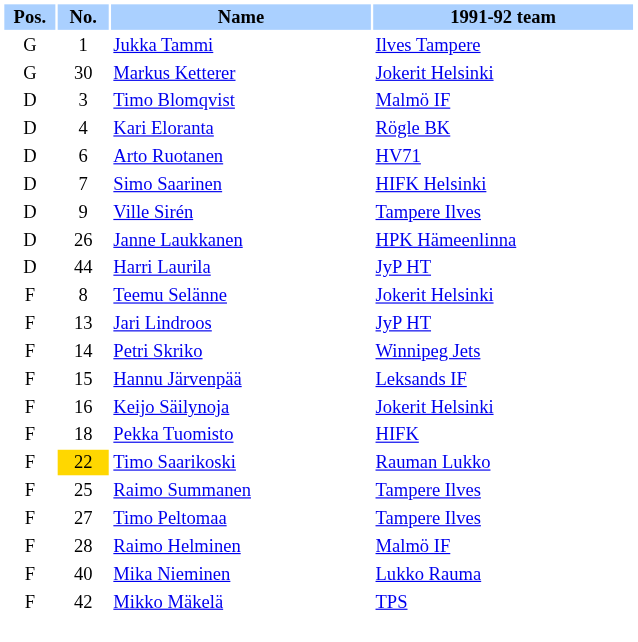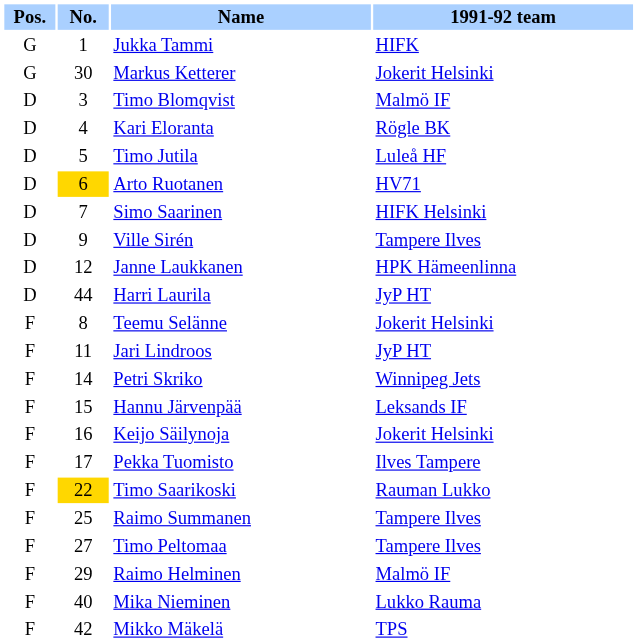(428, 44) Ilves Tampere -> (397, 44) HIFK
+ row: (156, 156)
(83, 156) no background -> (83, 184) gold background
(83, 239) 26 -> (83, 267) 12
(83, 323) 13 -> (83, 351) 11
(83, 434) 18 -> (83, 462) 17
(397, 434) HIFK -> (428, 462) Ilves Tampere
(83, 545) 28 -> (83, 573) 29
